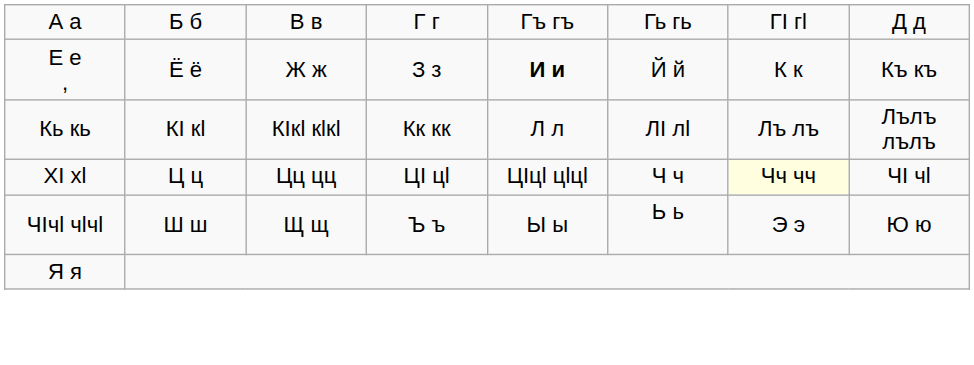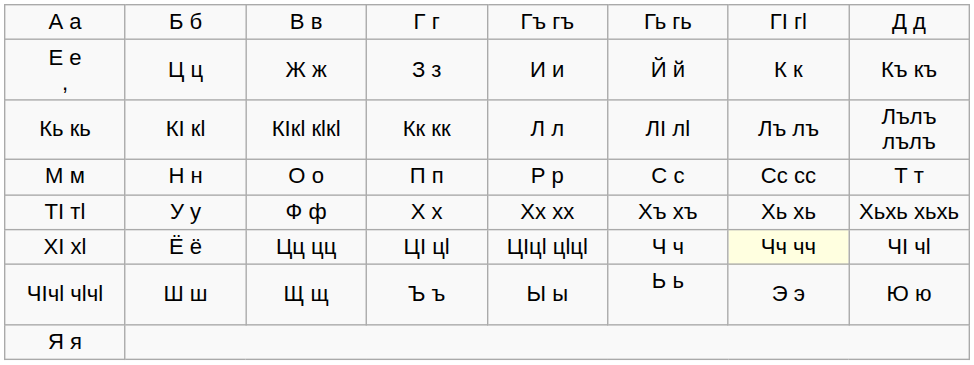(186, 69) Ё ё -> (186, 69) Ц ц
(547, 69) bold -> (547, 69) normal
+ row: (65, 176)
+ row: (65, 211)
(186, 176) Ц ц -> (186, 246) Ё ё
